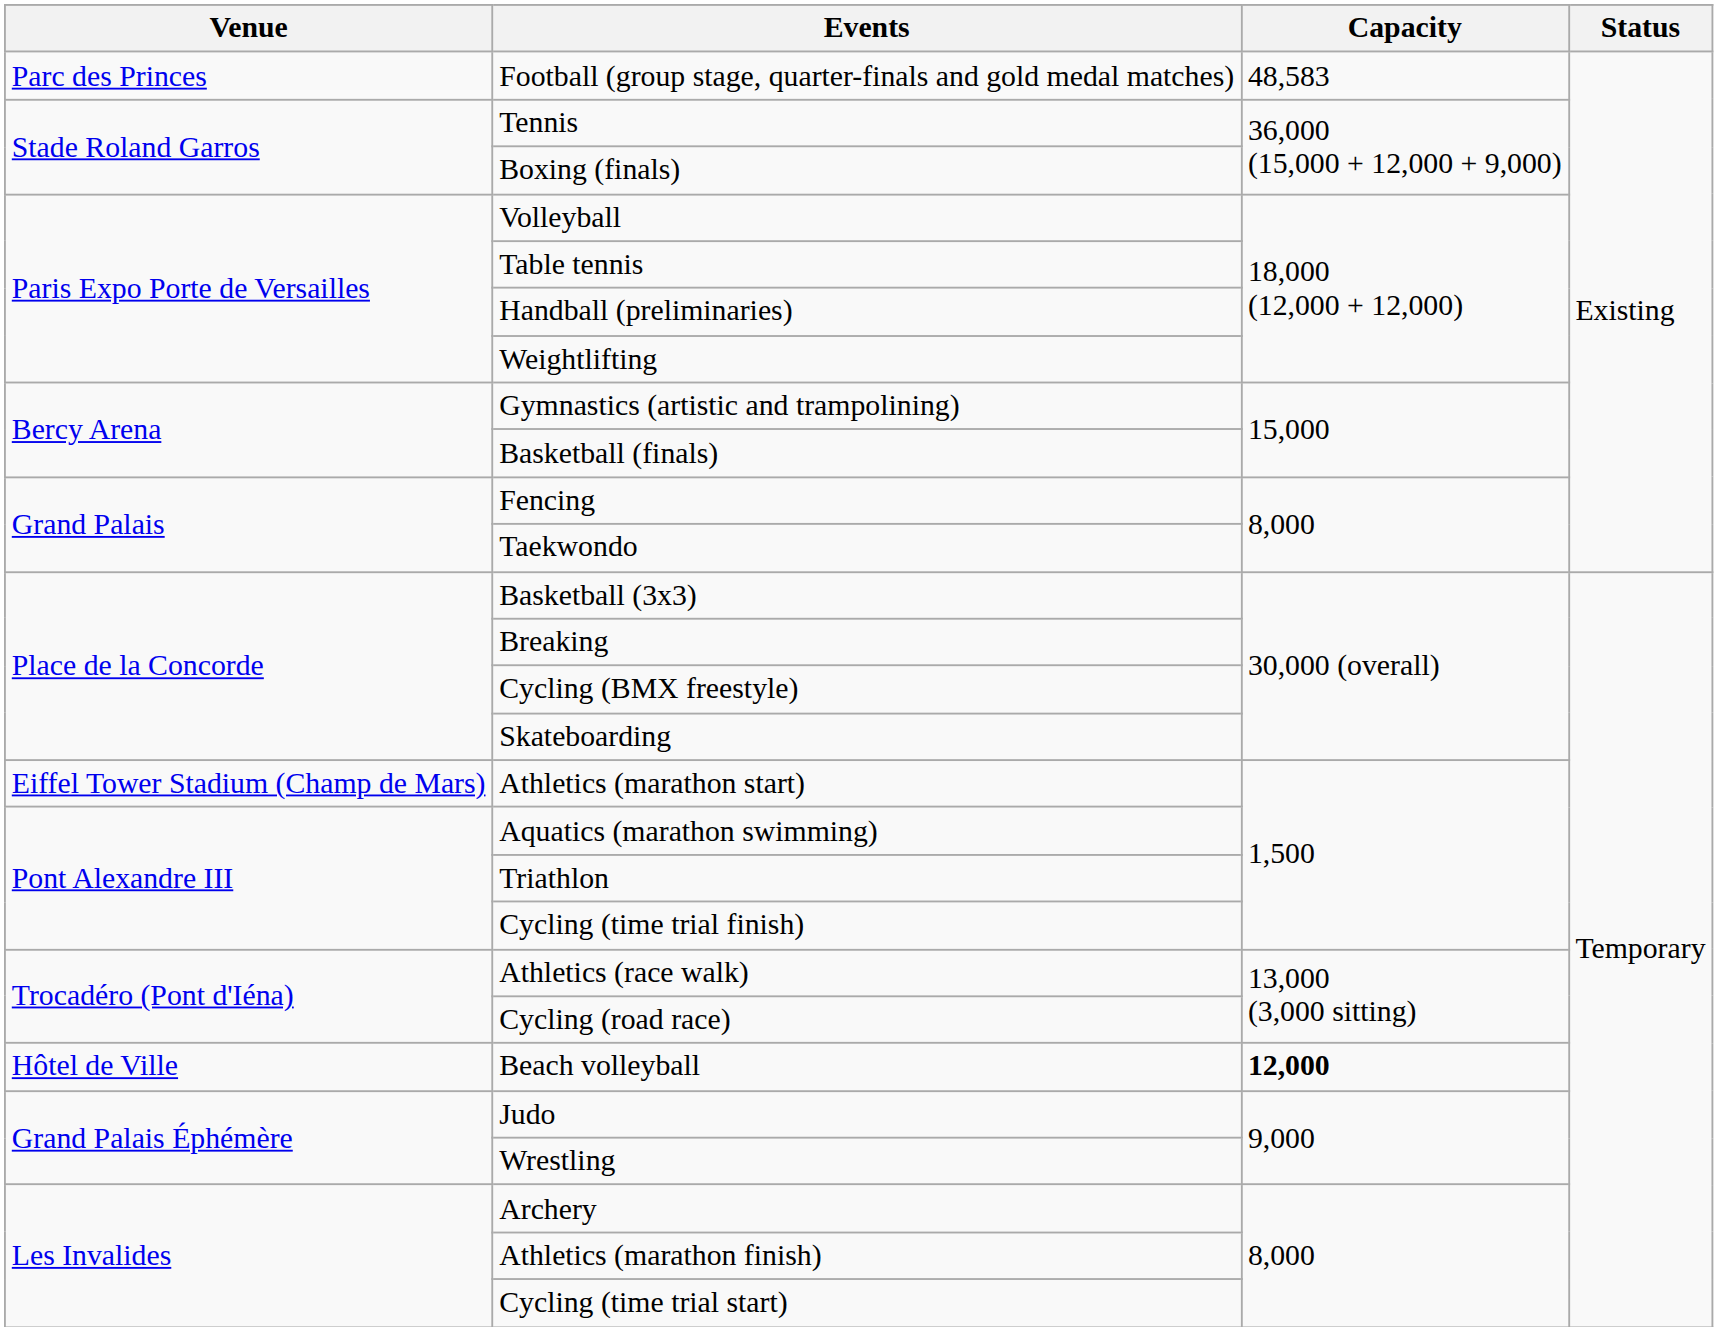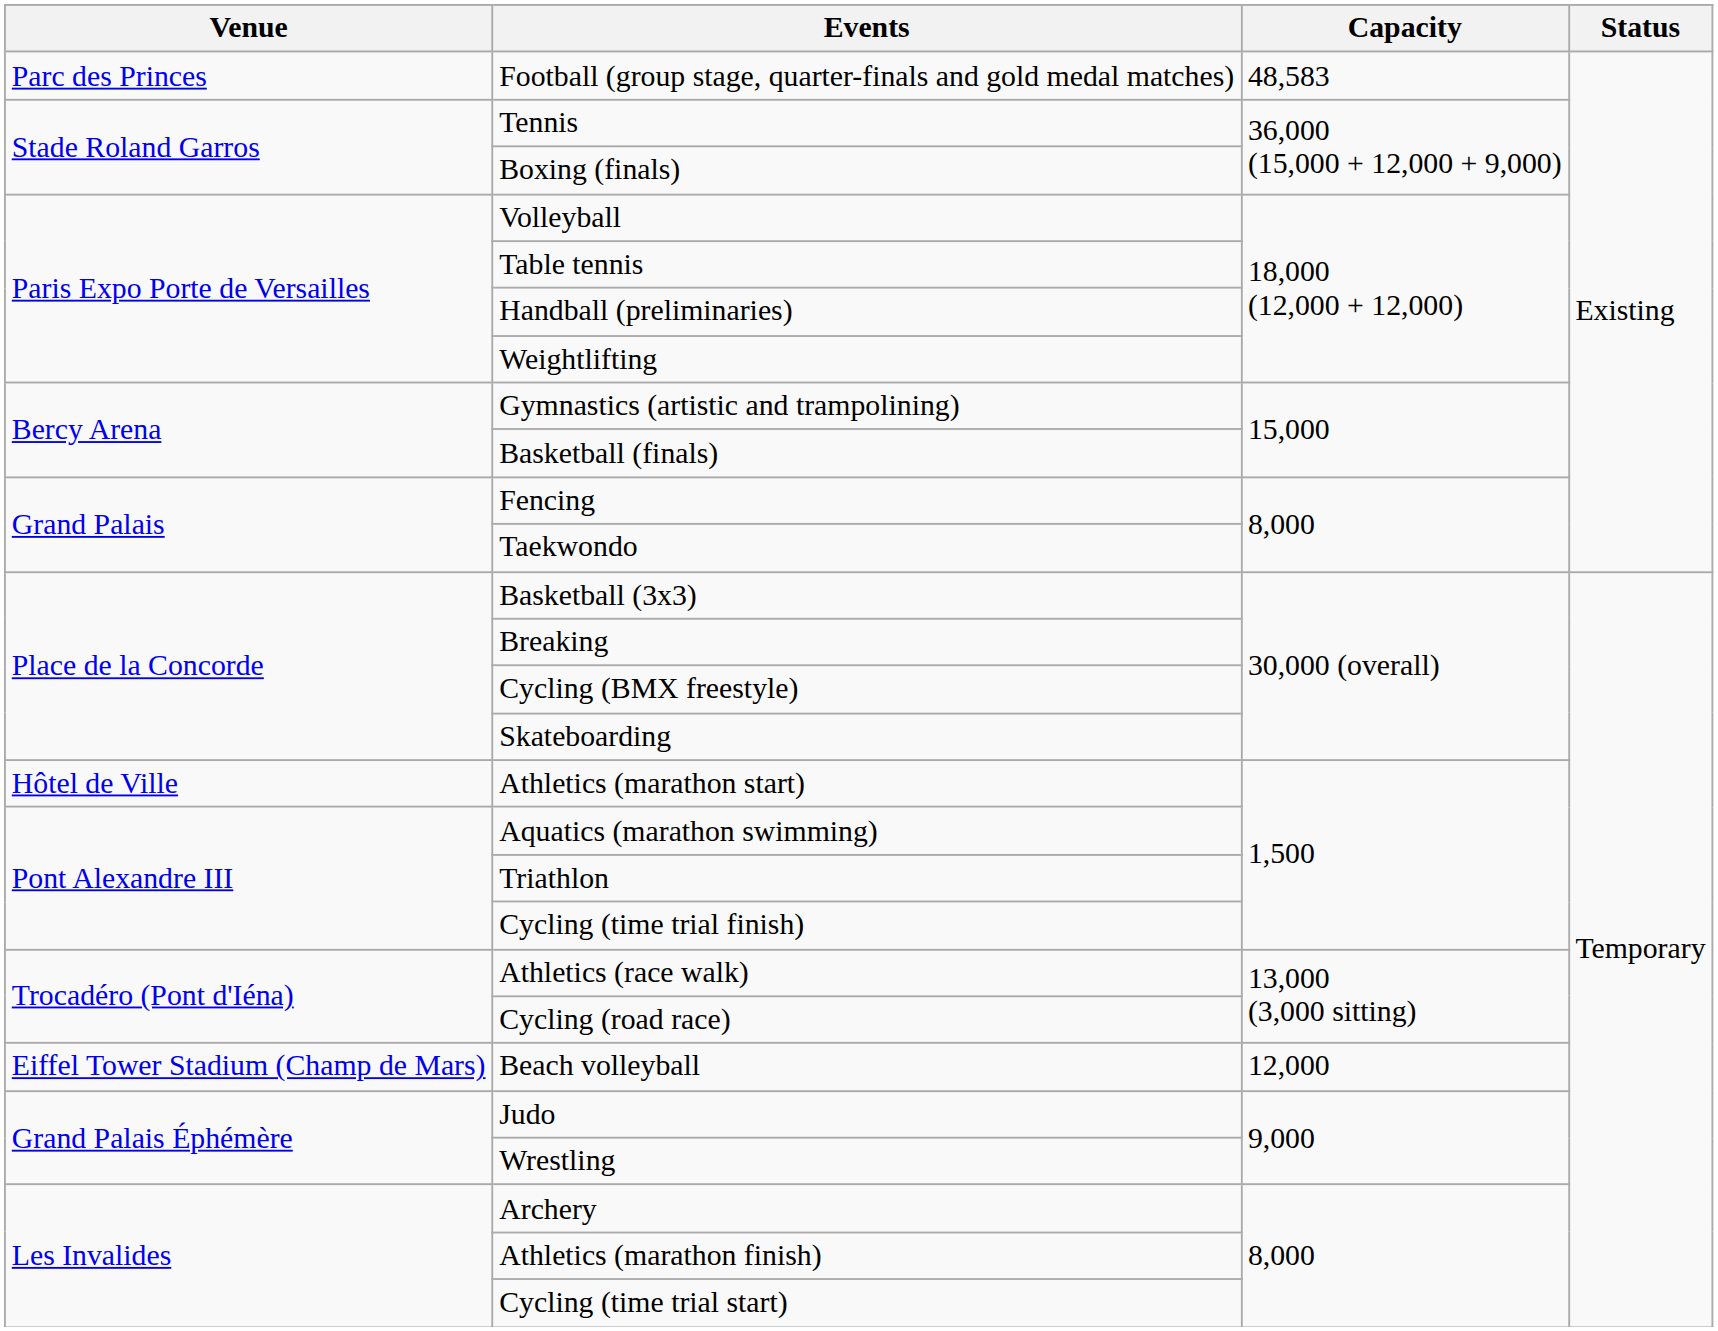(249, 783) Eiffel Tower Stadium (Champ de Mars) -> (95, 783) Hôtel de Ville
(95, 1066) Hôtel de Ville -> (249, 1066) Eiffel Tower Stadium (Champ de Mars)
(1289, 1066) bold -> (1289, 1066) normal
